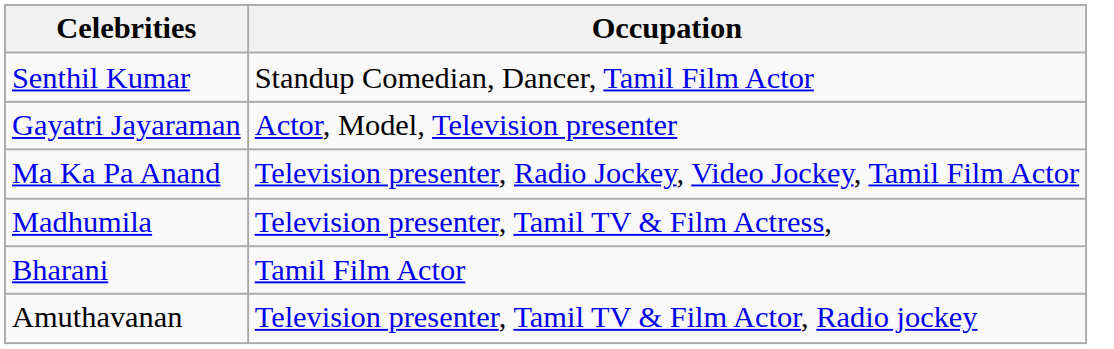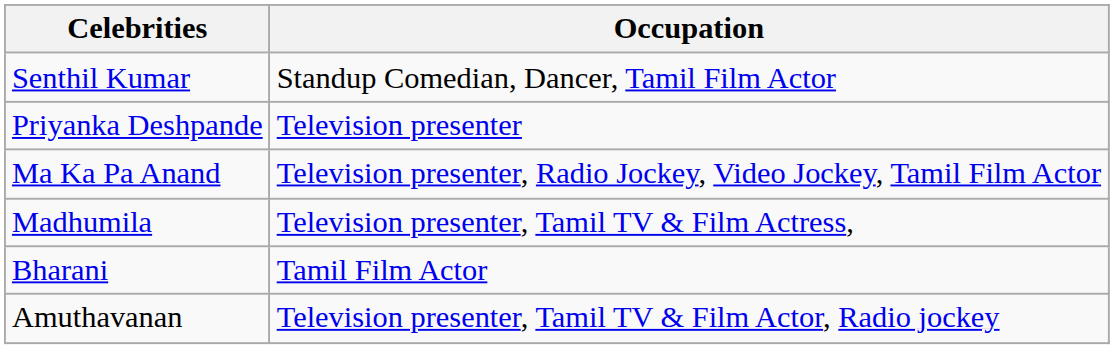- row: (126, 125)
+ row: (137, 125)
